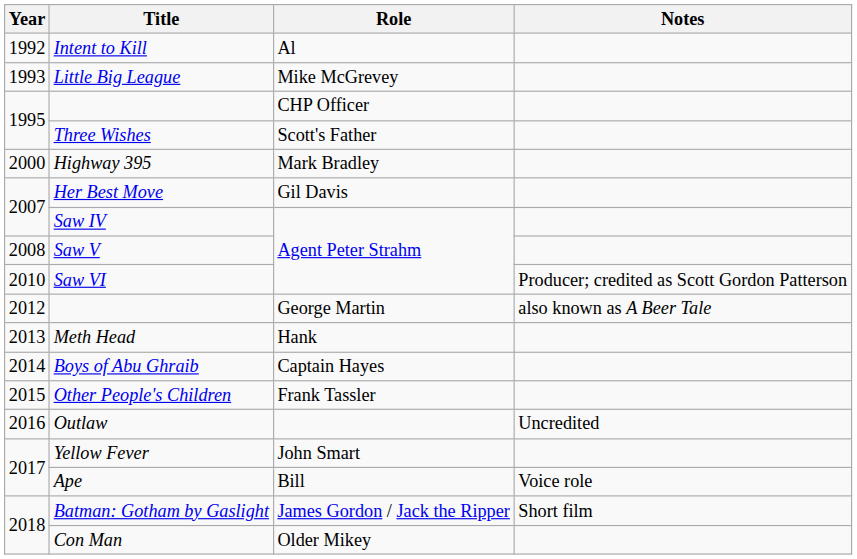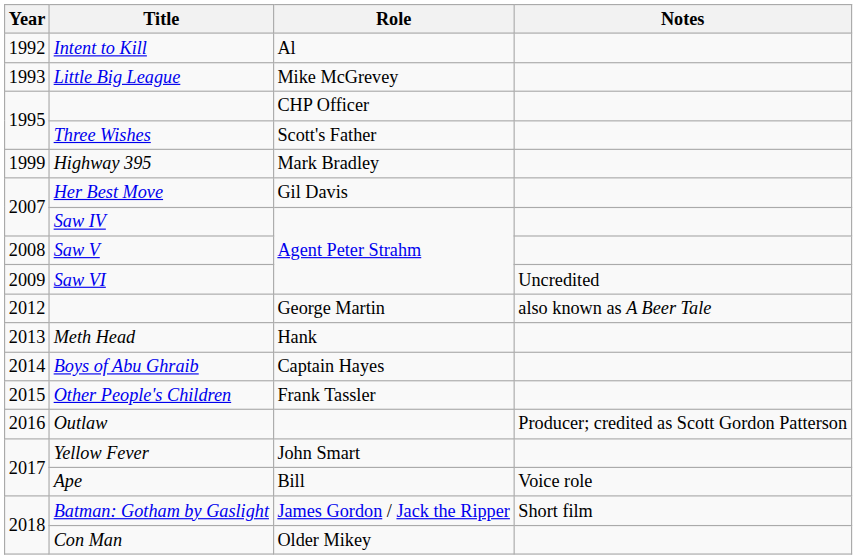(27, 163) 2000 -> (27, 163) 1999
(27, 279) 2010 -> (27, 279) 2009
(683, 279) Producer; credited as Scott Gordon Patterson -> (559, 279) Uncredited
(559, 423) Uncredited -> (683, 423) Producer; credited as Scott Gordon Patterson
